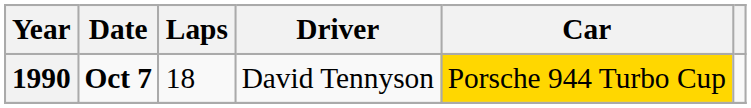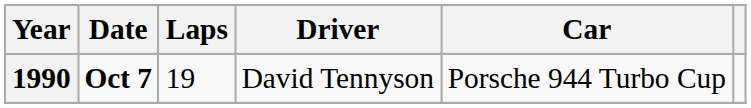(181, 77) 18 -> (181, 77) 19
(587, 77) gold background -> (587, 77) no background
